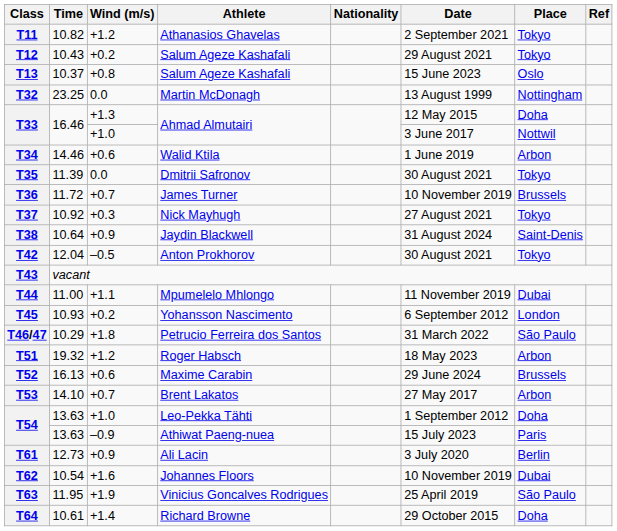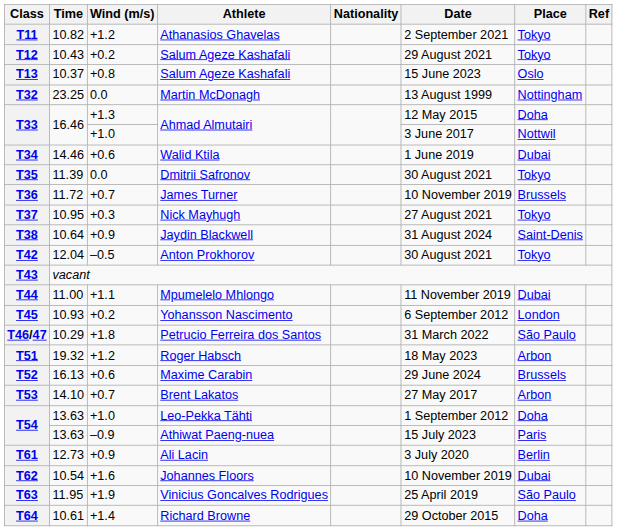(534, 154) Arbon -> (534, 154) Dubai
(68, 214) 10.92 -> (68, 214) 10.95
